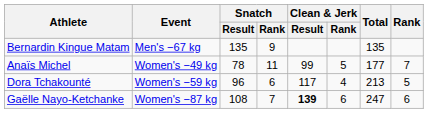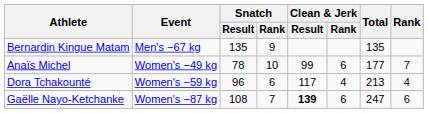(272, 65) 11 -> (272, 65) 10
(343, 65) 5 -> (343, 65) 6
(407, 83) 5 -> (407, 83) 4
